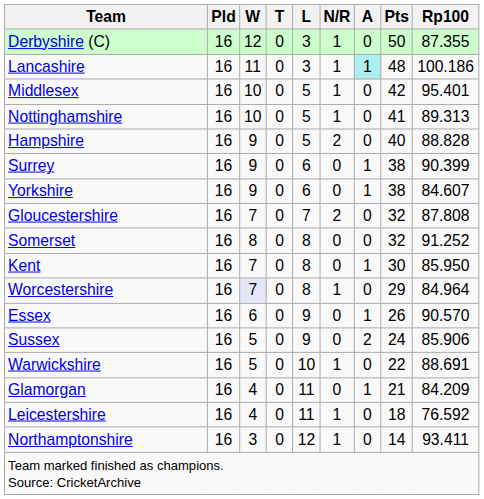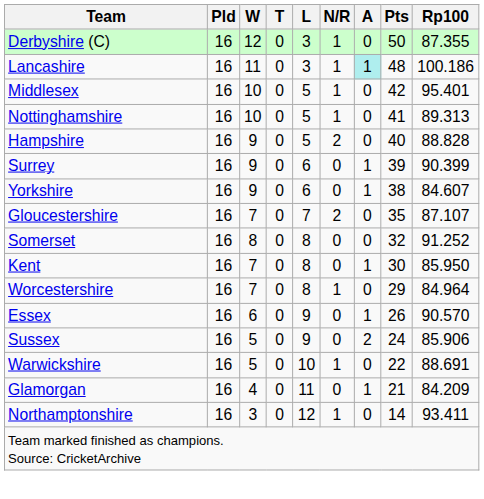(397, 166) 38 -> (397, 166) 39
(397, 215) 32 -> (397, 215) 35
(446, 215) 87.808 -> (446, 215) 87.107
(253, 290) lavender background -> (253, 290) no background
- row: (57, 414)
